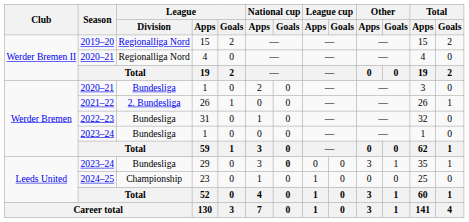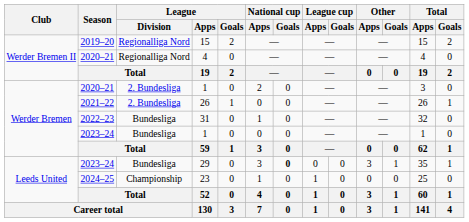(154, 88) Bundesliga -> (154, 88) 2. Bundesliga
